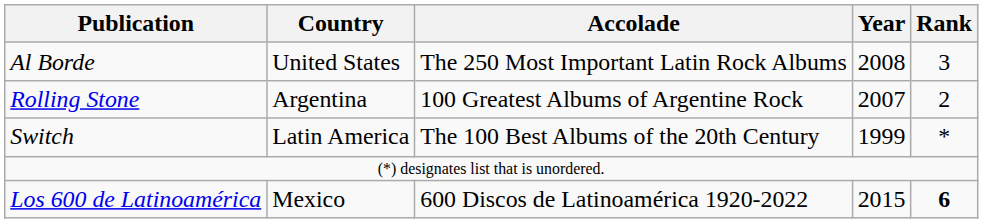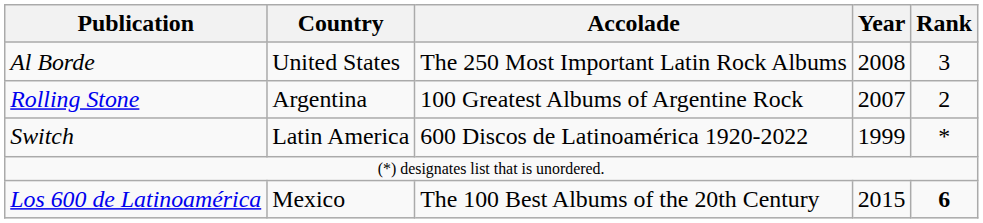(620, 136) The 100 Best Albums of the 20th Century -> (614, 136) 600 Discos de Latinoamérica 1920-2022
(614, 198) 600 Discos de Latinoamérica 1920-2022 -> (620, 198) The 100 Best Albums of the 20th Century
